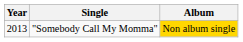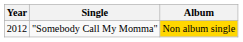(17, 28) 2013 -> (17, 28) 2012
